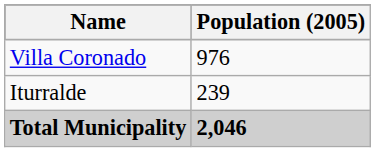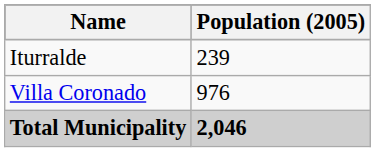rows swapped: (78, 57) <-> (48, 92)
